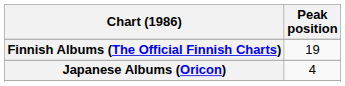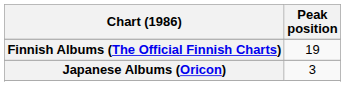(312, 70) 4 -> (312, 70) 3
